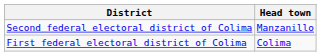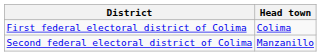rows swapped: (127, 43) <-> (129, 28)
